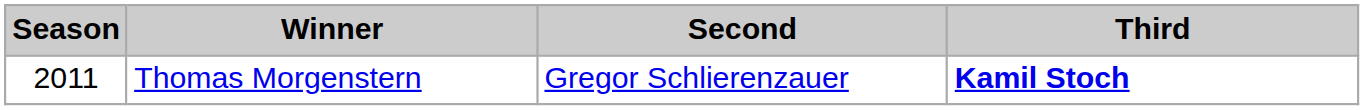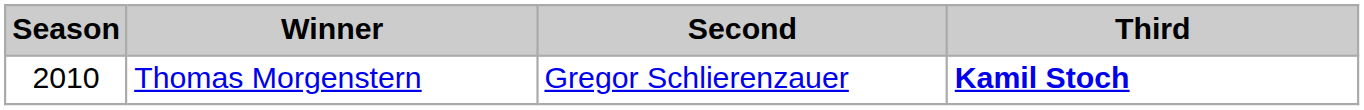(66, 78) 2011 -> (66, 78) 2010
